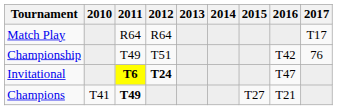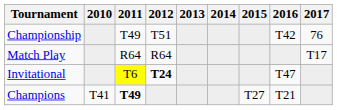rows swapped: (44, 54) <-> (36, 34)
(130, 74) bold -> (130, 74) normal
